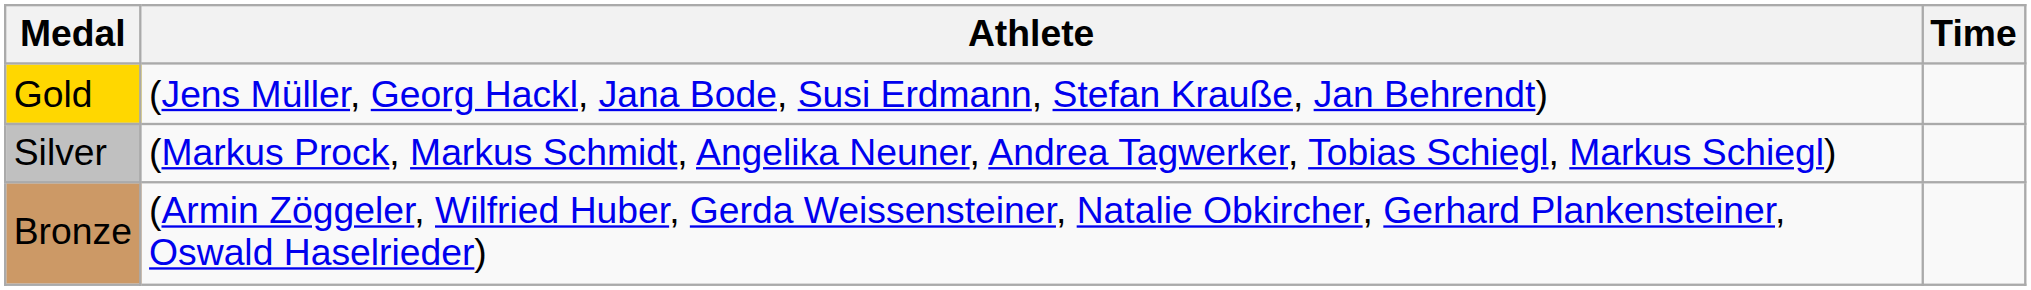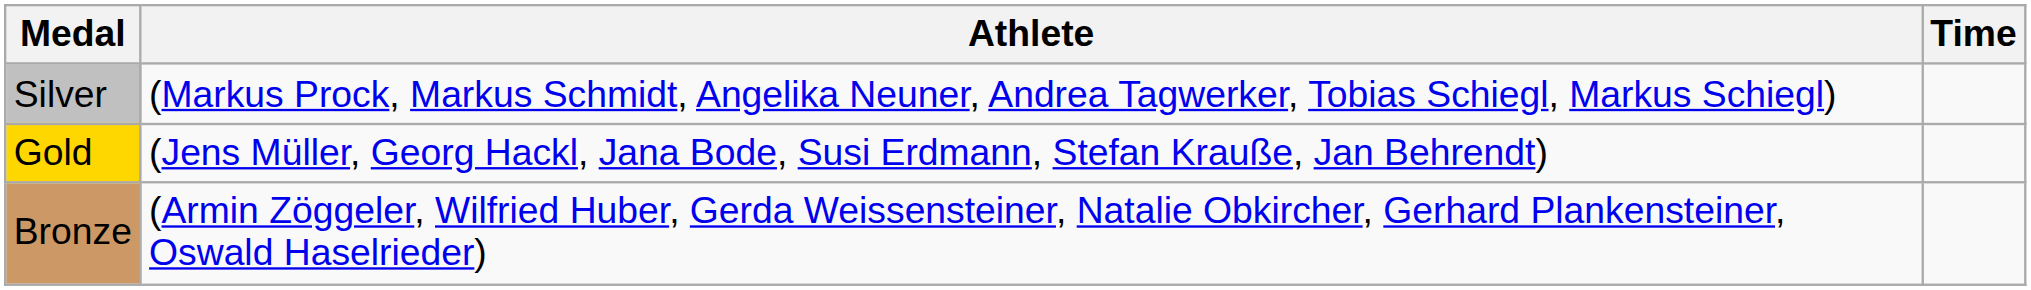rows swapped: (53, 93) <-> (60, 152)
